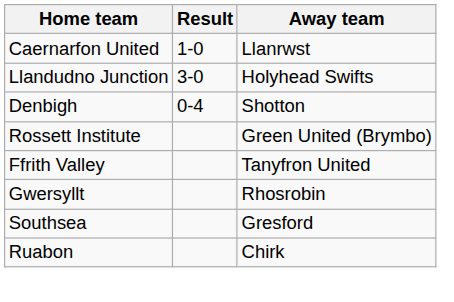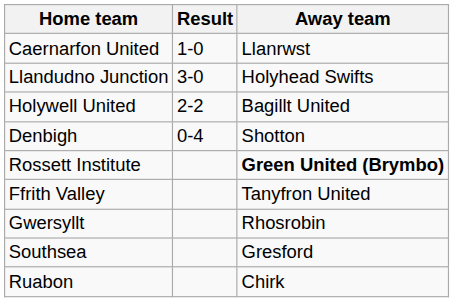+ row: (72, 106)
(337, 135) normal -> (343, 164) bold
